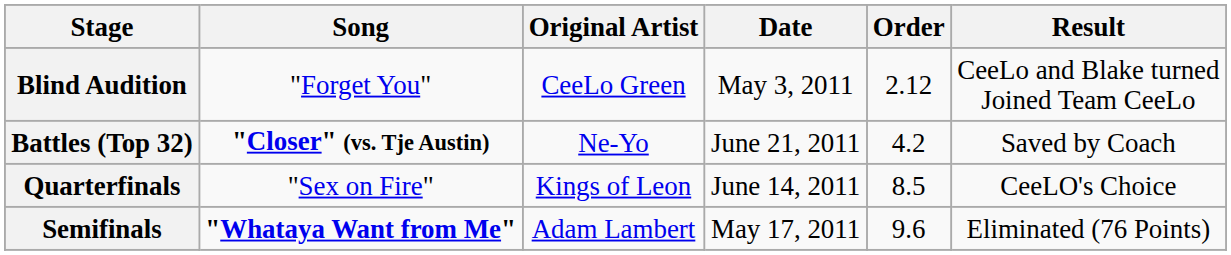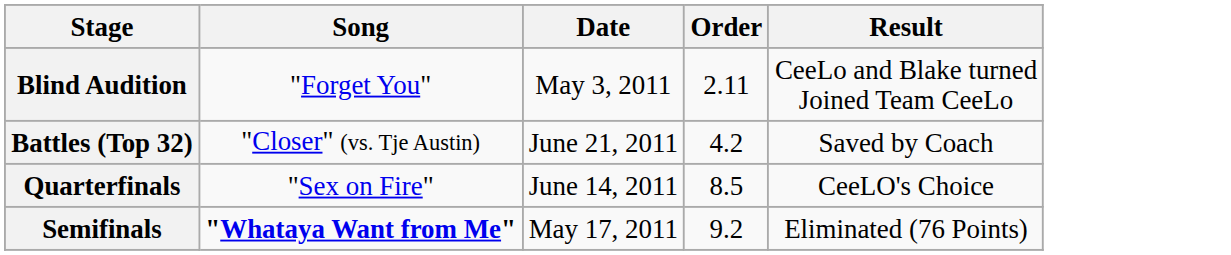- column: (614, 27)
(909, 84) 2.12 -> (726, 84) 2.11
(361, 142) bold -> (361, 142) normal
(909, 229) 9.6 -> (726, 229) 9.2
